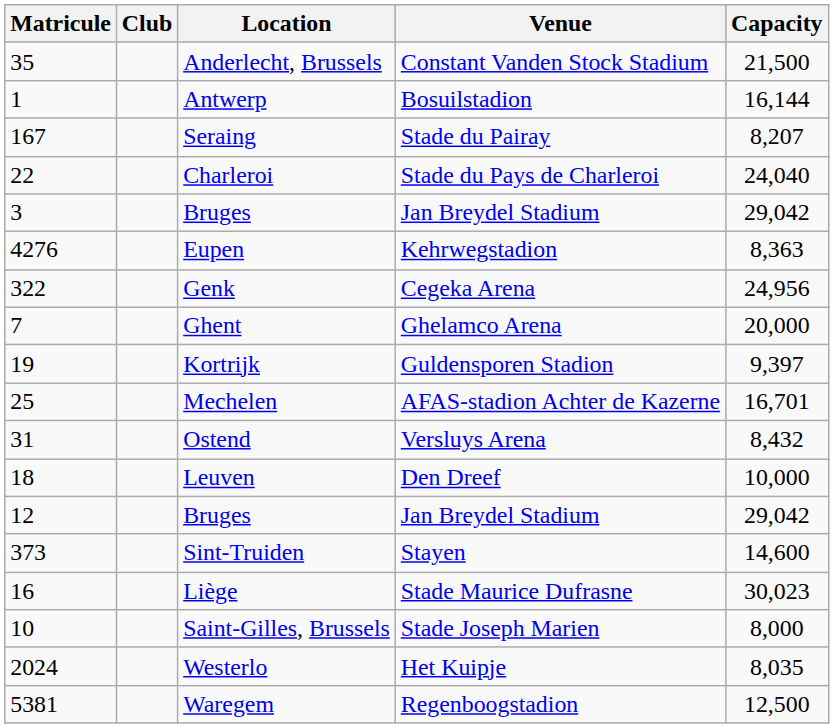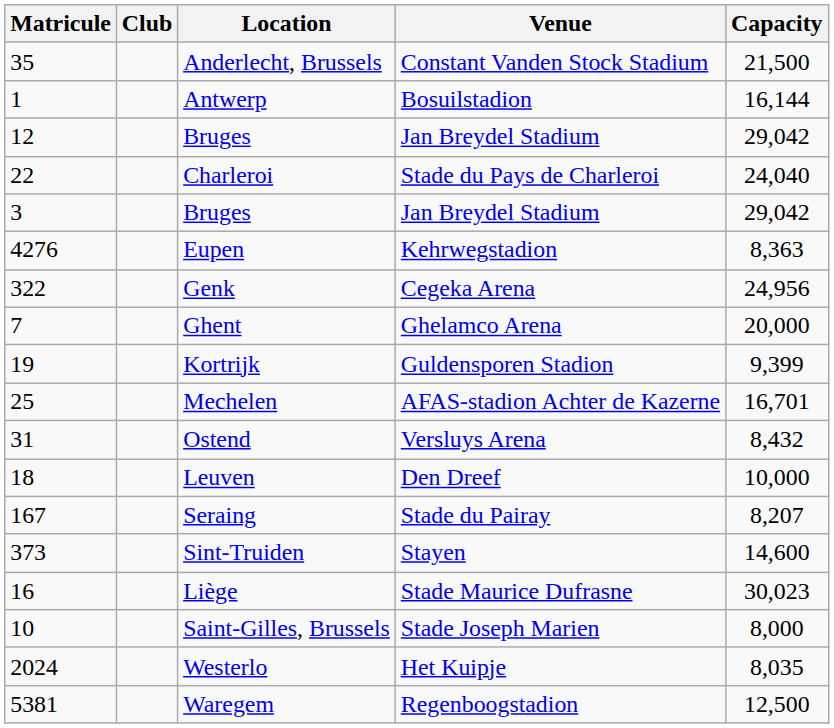rows swapped: (22, 514) <-> (28, 136)
(777, 363) 9,397 -> (777, 363) 9,399
